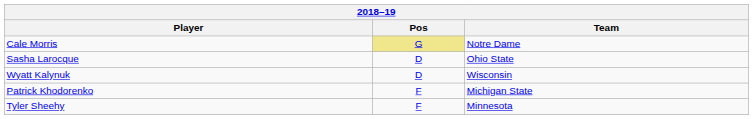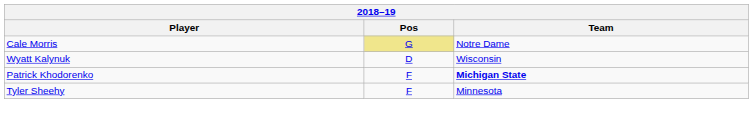- row: (43, 59)
(500, 91) normal -> (491, 75) bold
